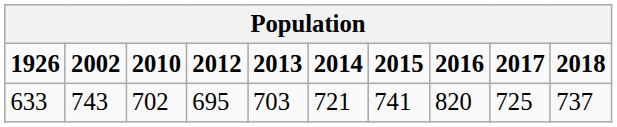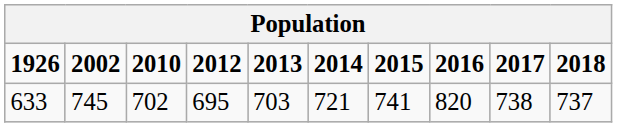(90, 102) 743 -> (90, 102) 745
(514, 102) 725 -> (514, 102) 738
